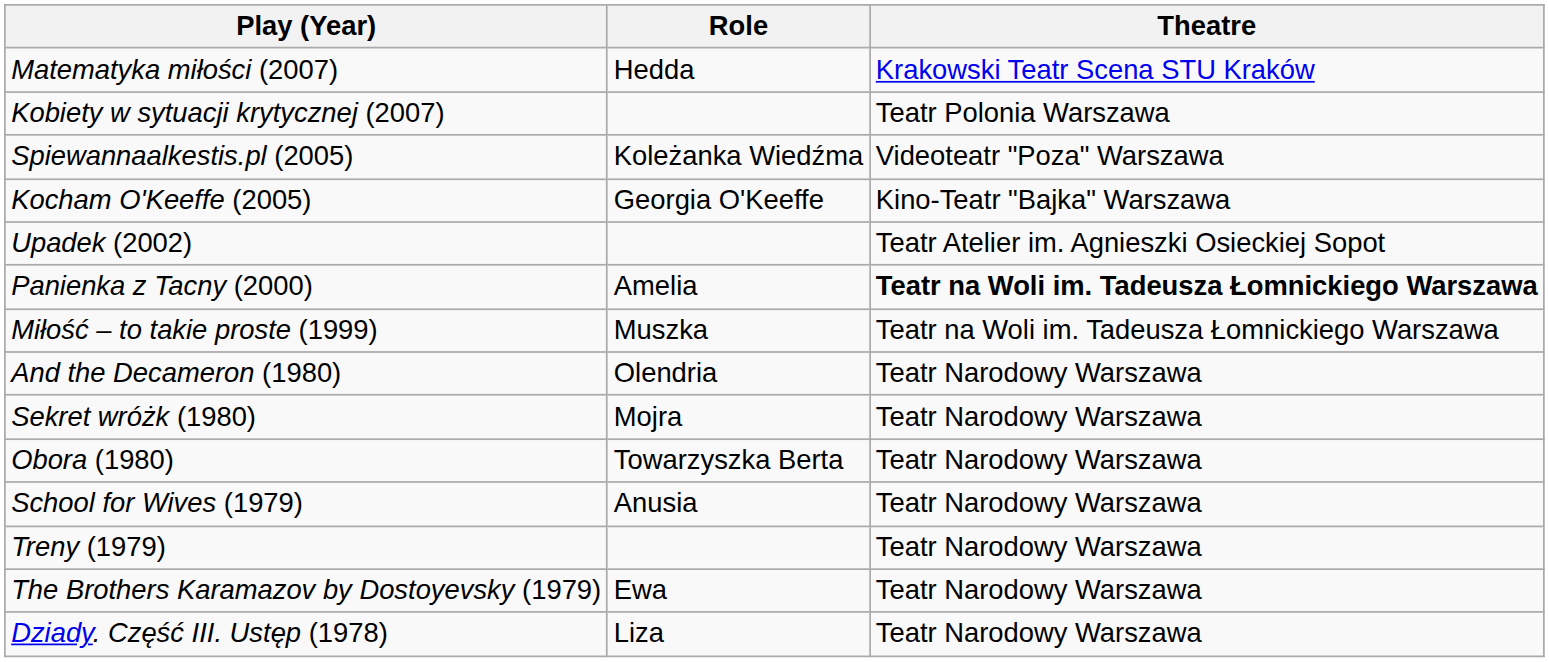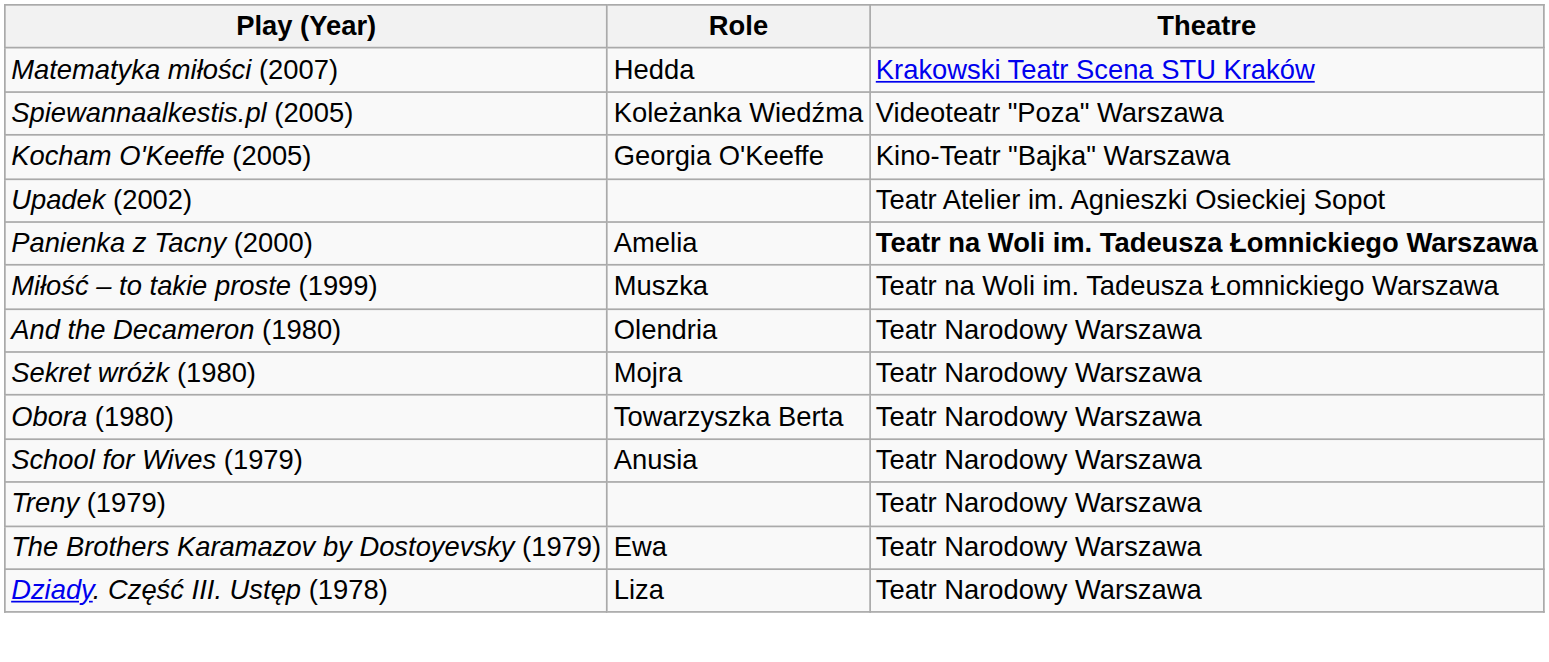- row: (228, 112)
